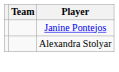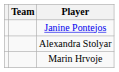+ row: (75, 59)
